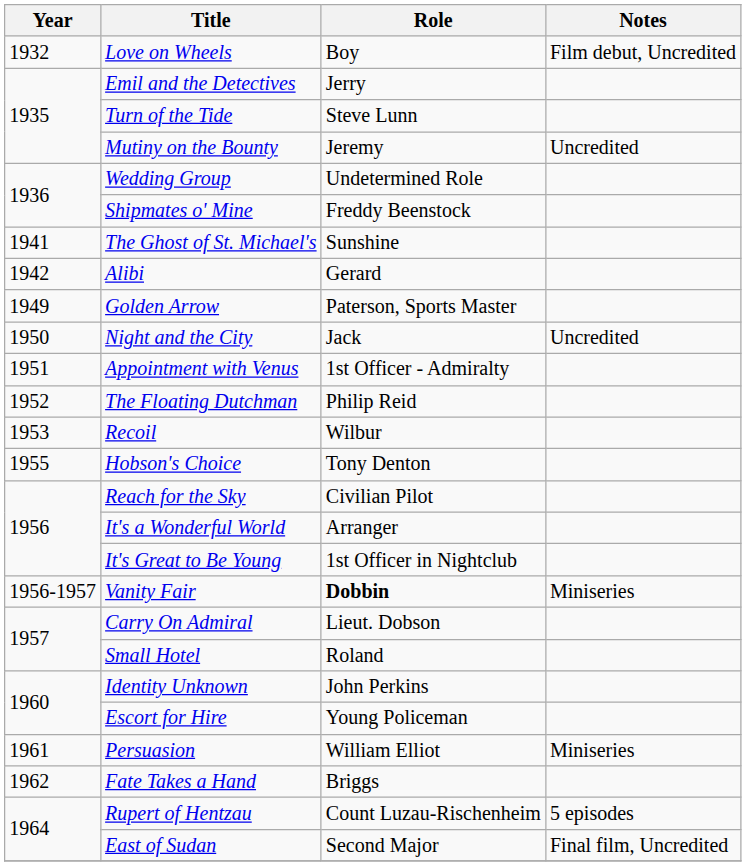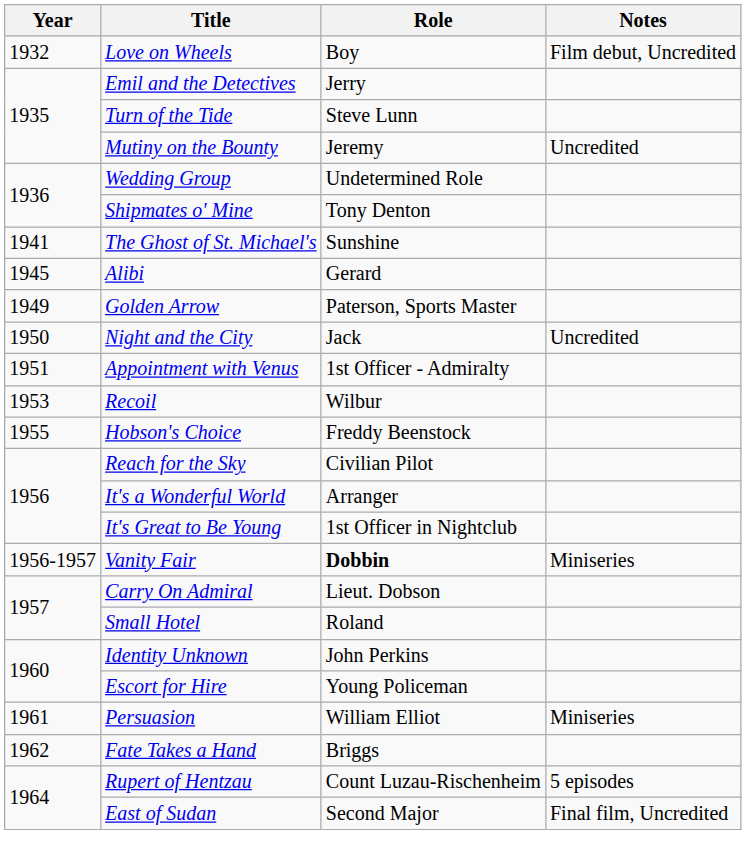(398, 210) Freddy Beenstock -> (378, 210) Tony Denton
(29, 274) 1942 -> (29, 274) 1945
- row: (201, 400)
(378, 464) Tony Denton -> (398, 432) Freddy Beenstock
